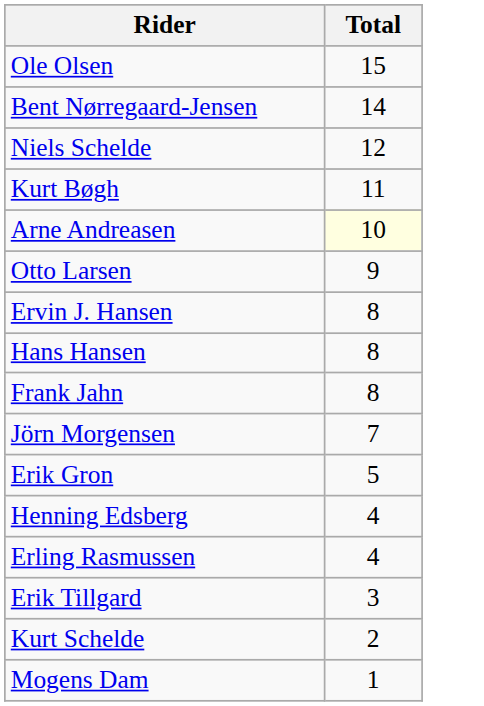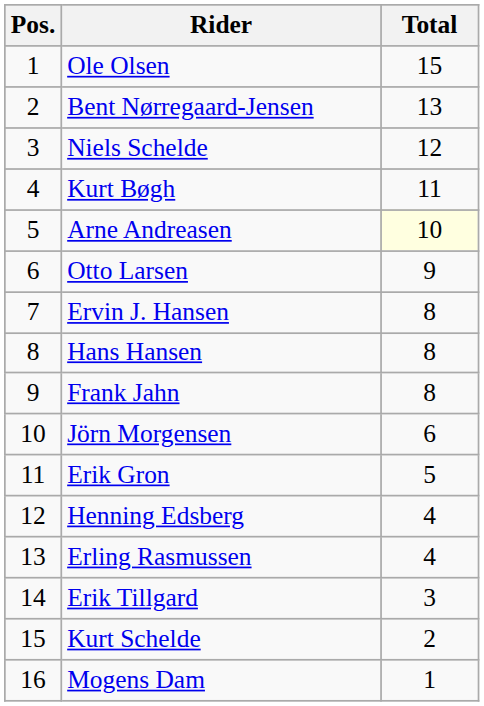+ column: (33, 24)
(373, 106) 14 -> (430, 106) 13
(373, 434) 7 -> (430, 434) 6
